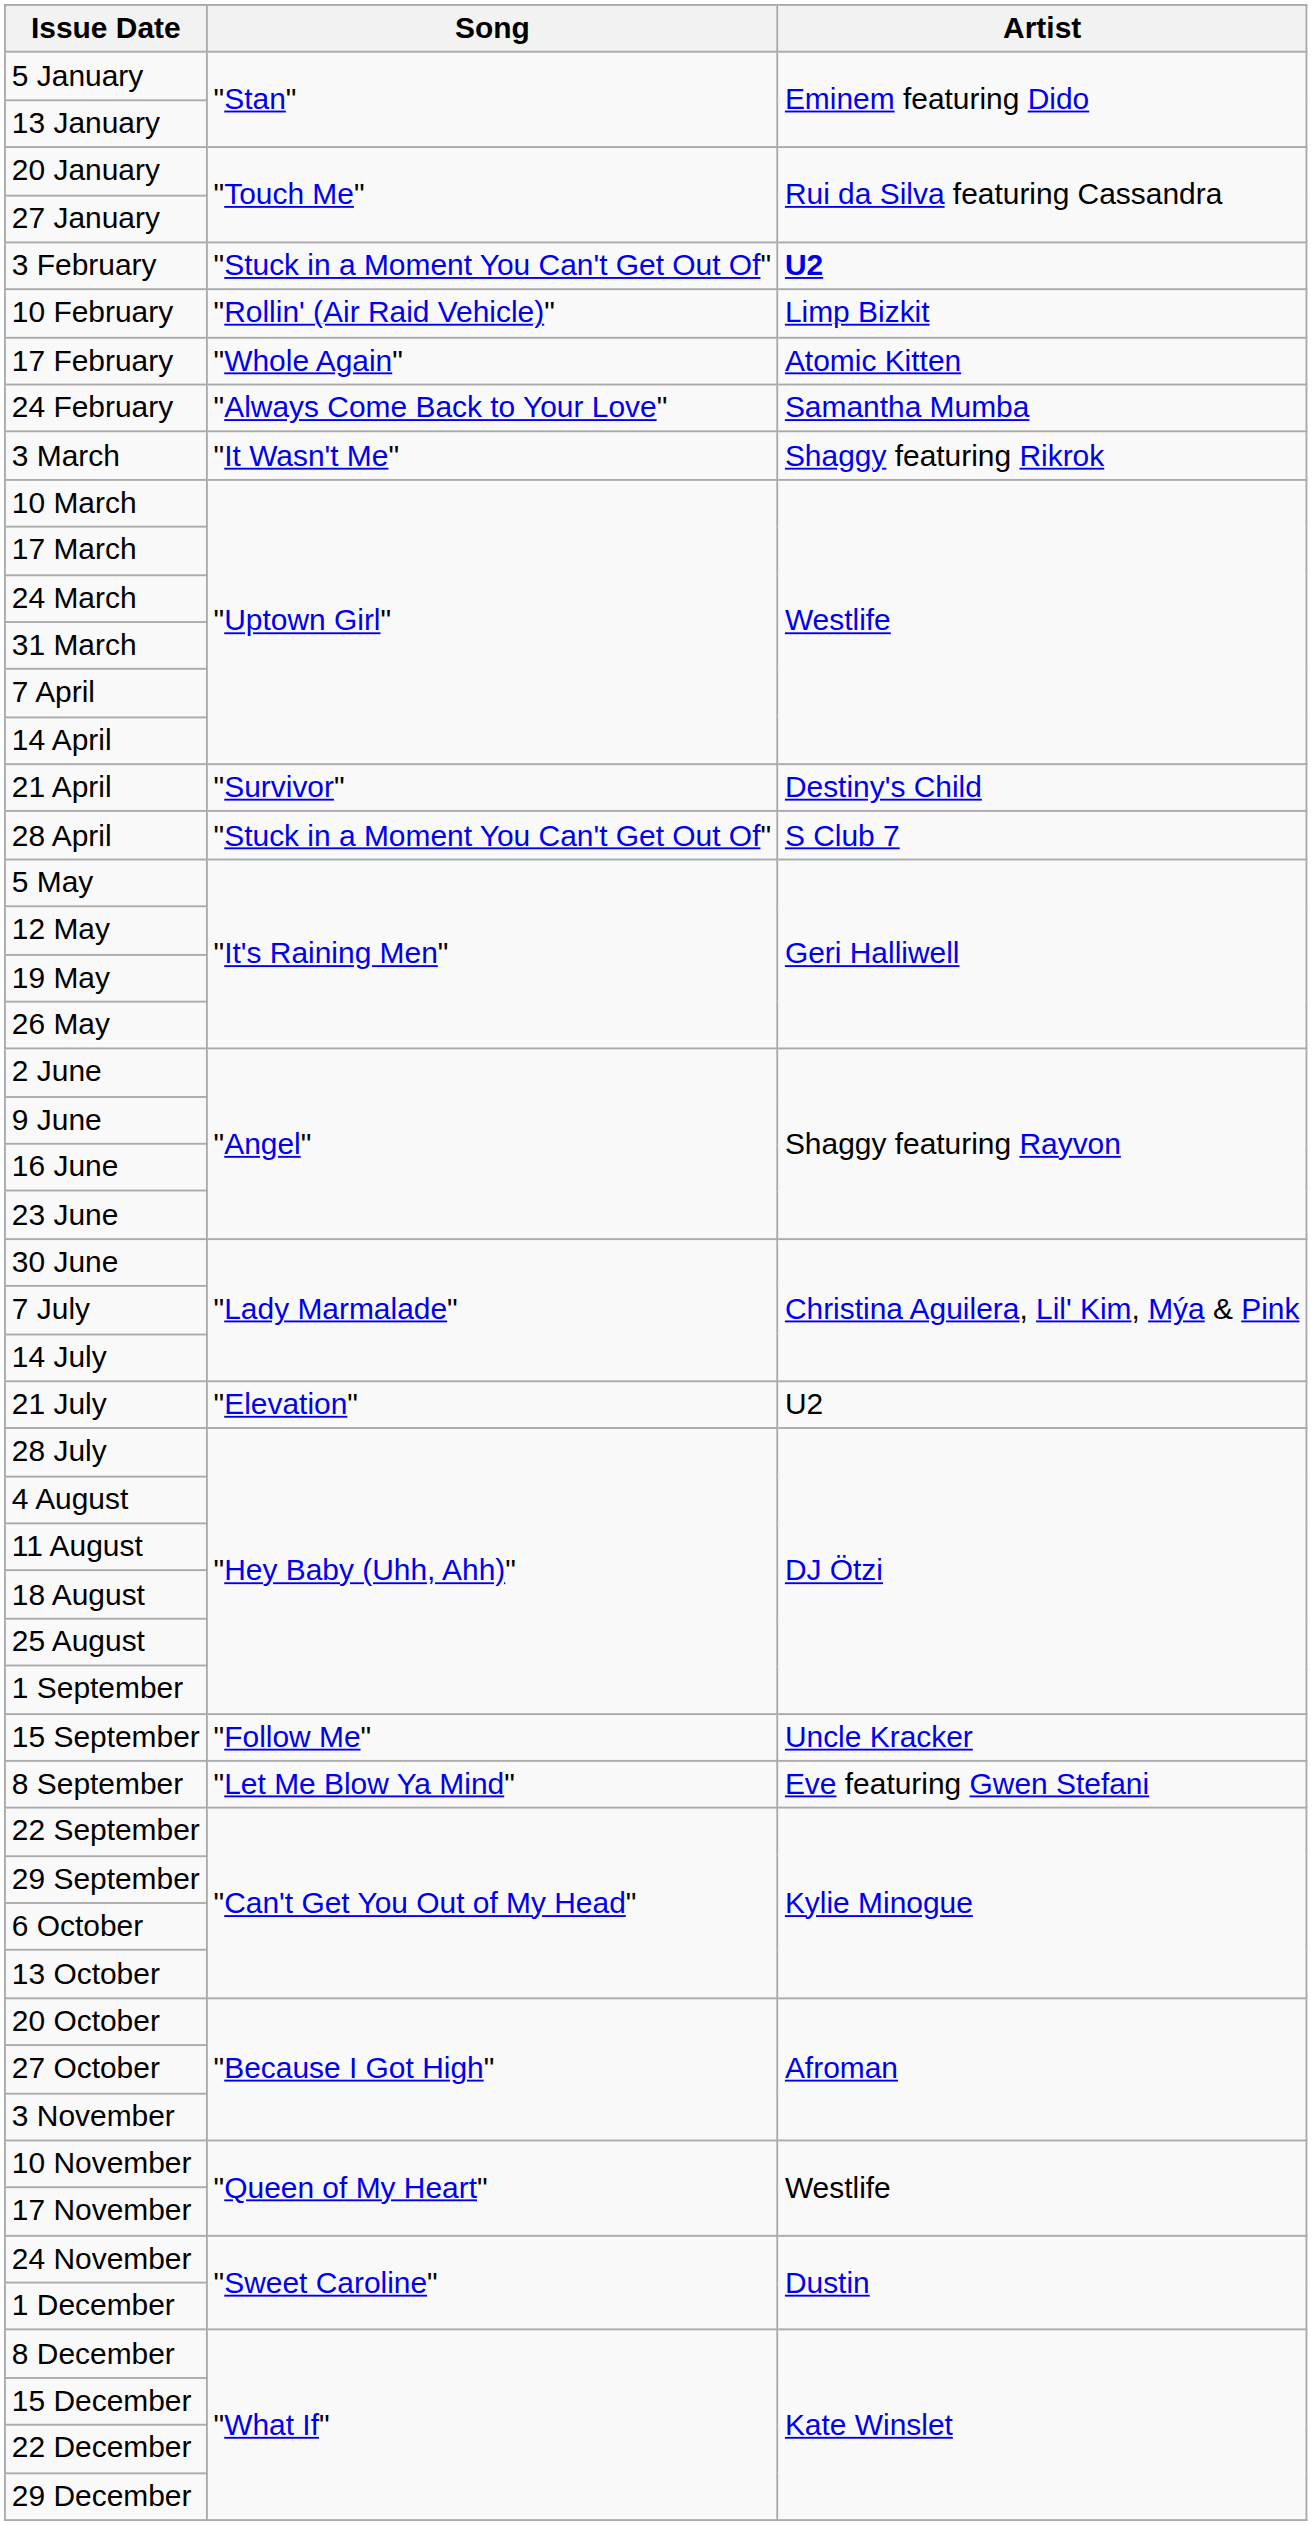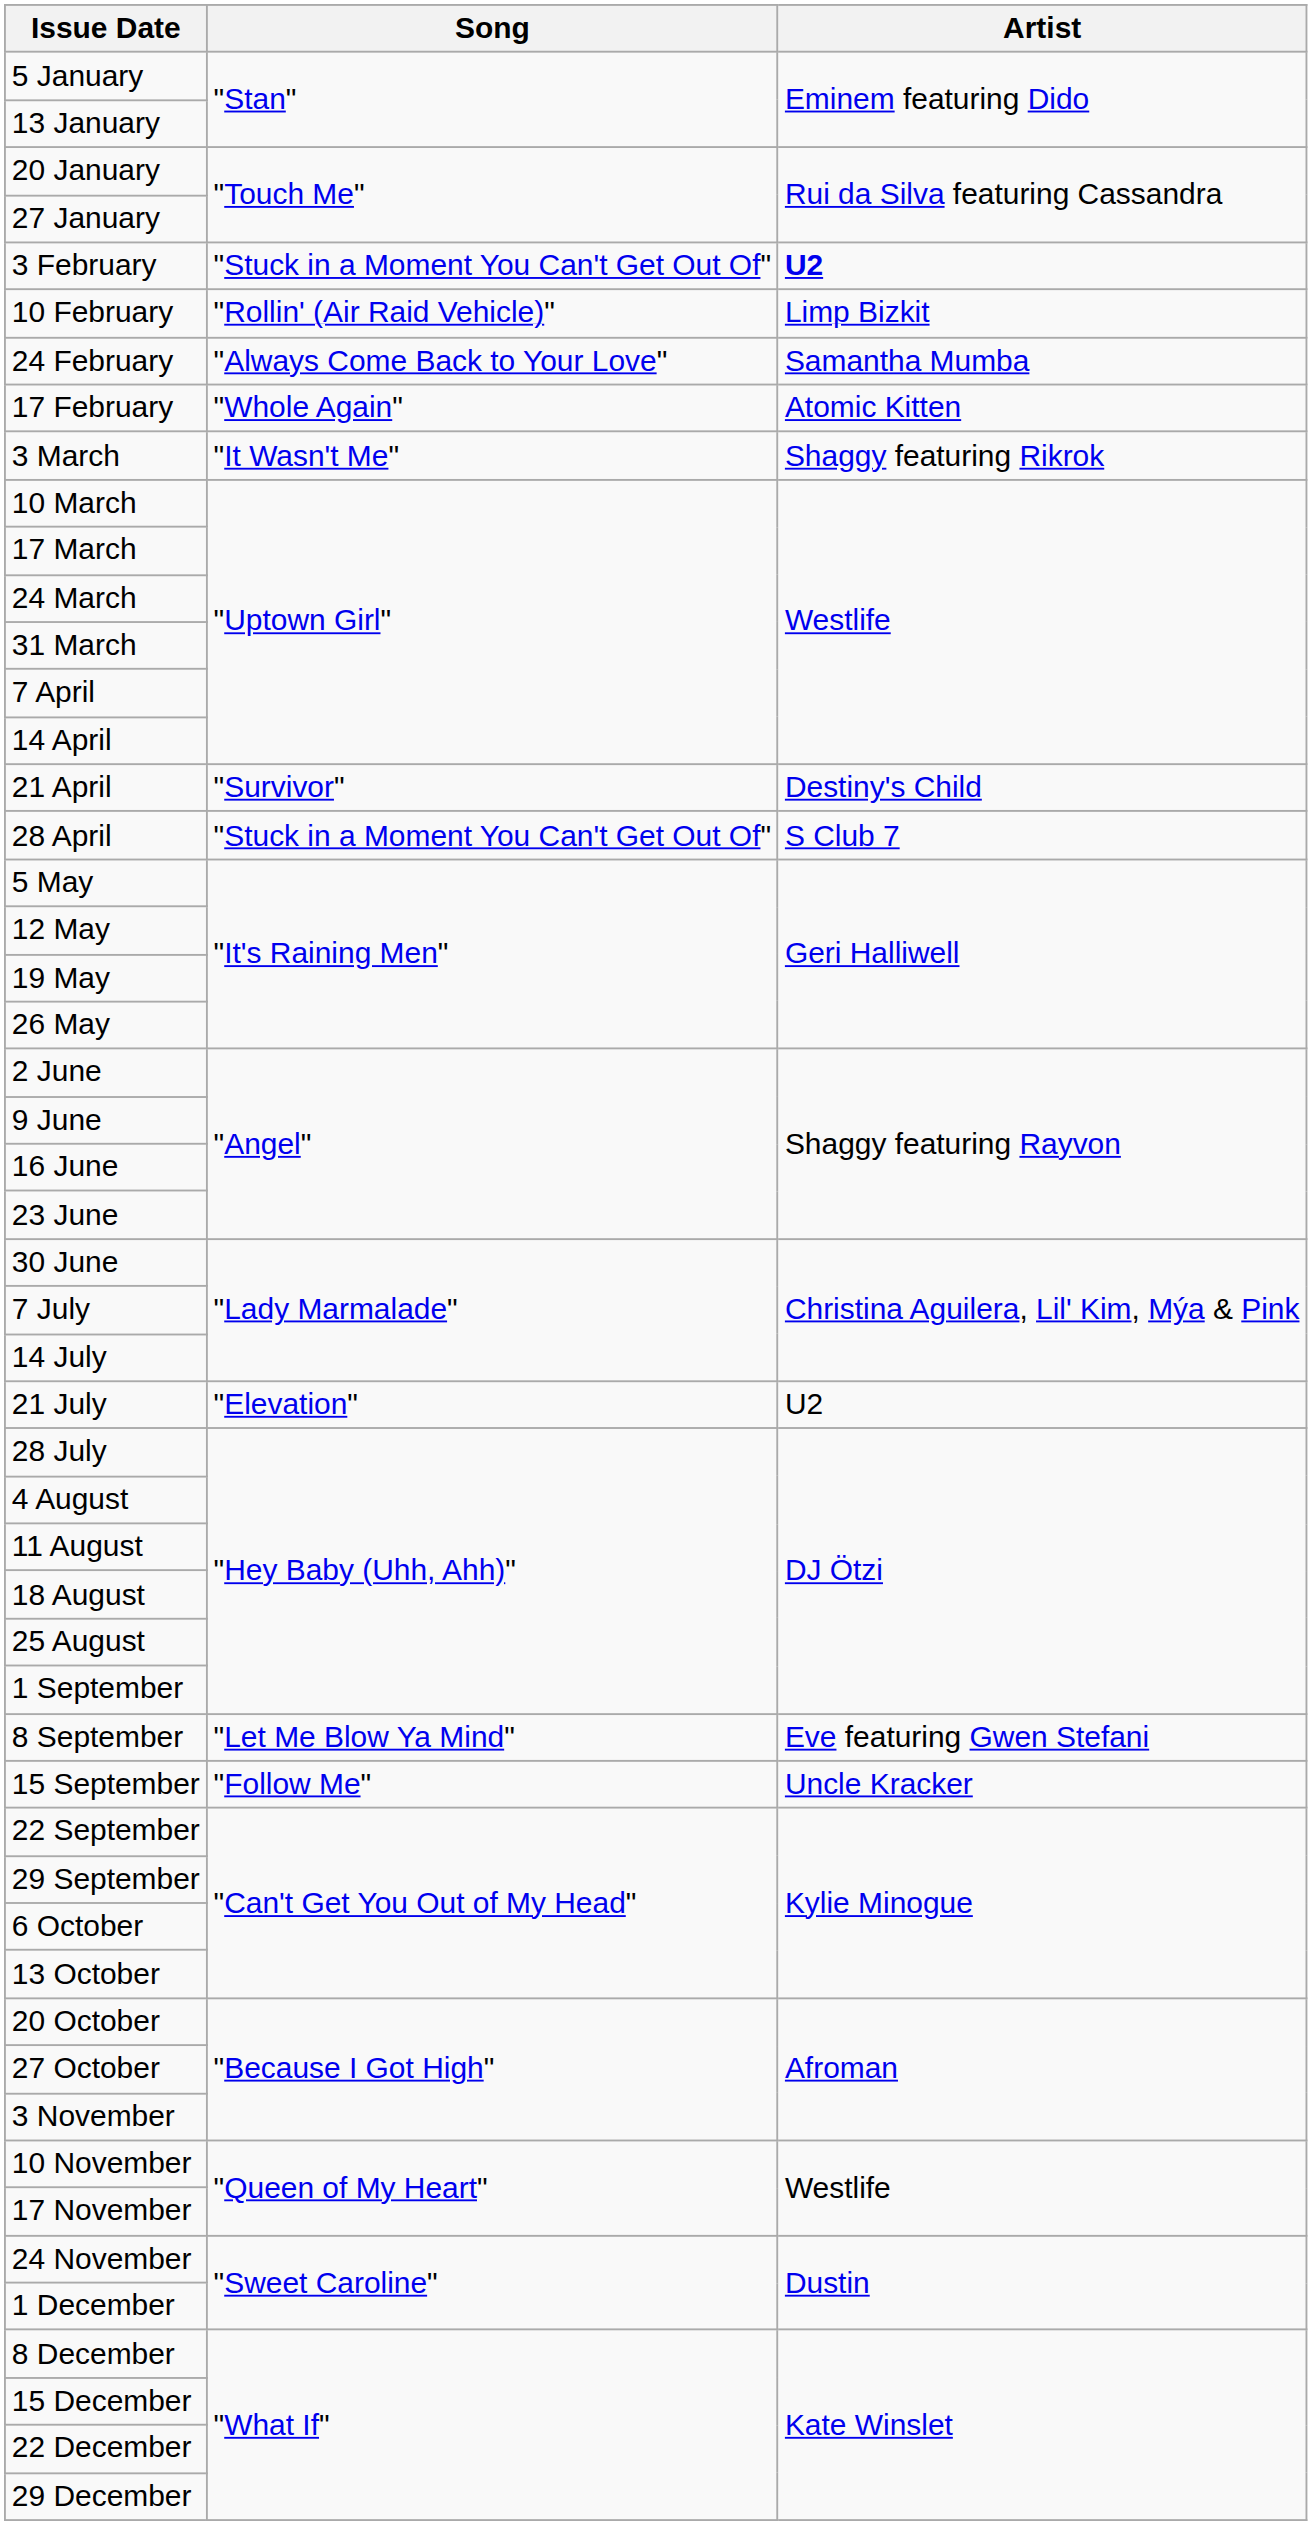rows swapped: (92, 360) <-> (92, 407)
rows swapped: (97, 1783) <-> (106, 1736)
